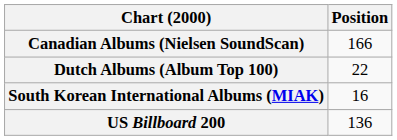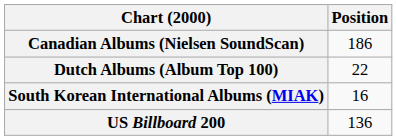(360, 43) 166 -> (360, 43) 186
